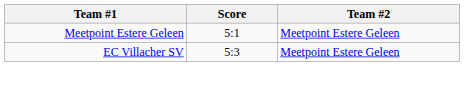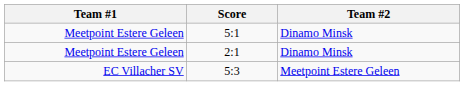(340, 33) Meetpoint Estere Geleen -> (316, 33) Dinamo Minsk
+ row: (232, 52)
